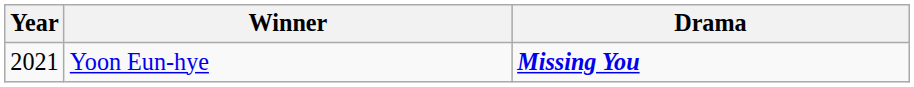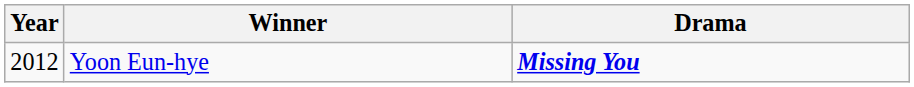(34, 61) 2021 -> (34, 61) 2012
